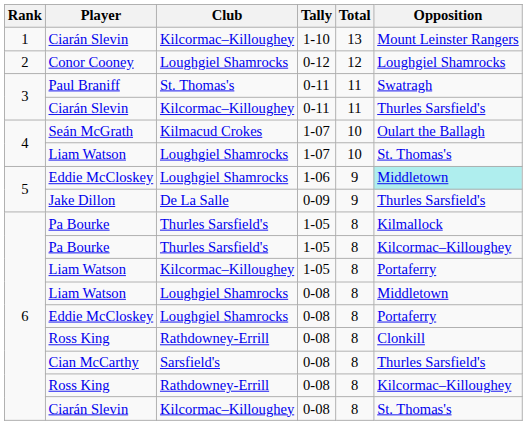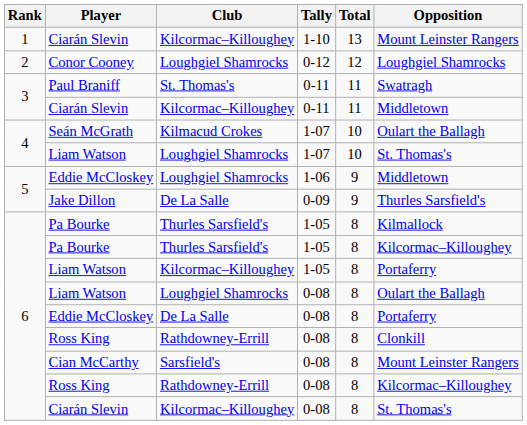(431, 108) Thurles Sarsfield's -> (413, 108) Middletown
(413, 177) paleturquoise background -> (413, 177) no background
(413, 293) Middletown -> (431, 293) Oulart the Ballagh
(224, 316) Loughgiel Shamrocks -> (194, 316) De La Salle
(431, 362) Thurles Sarsfield's -> (448, 362) Mount Leinster Rangers
